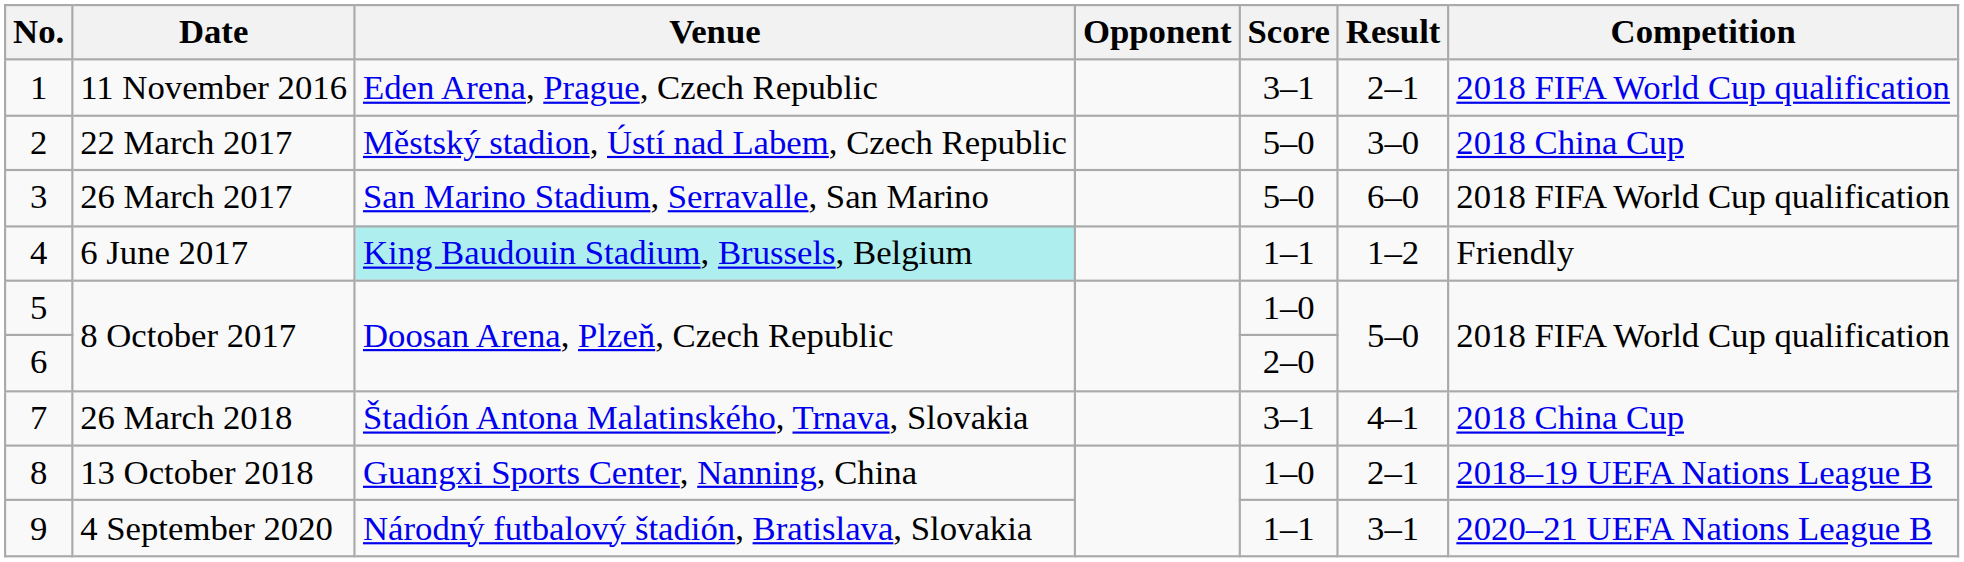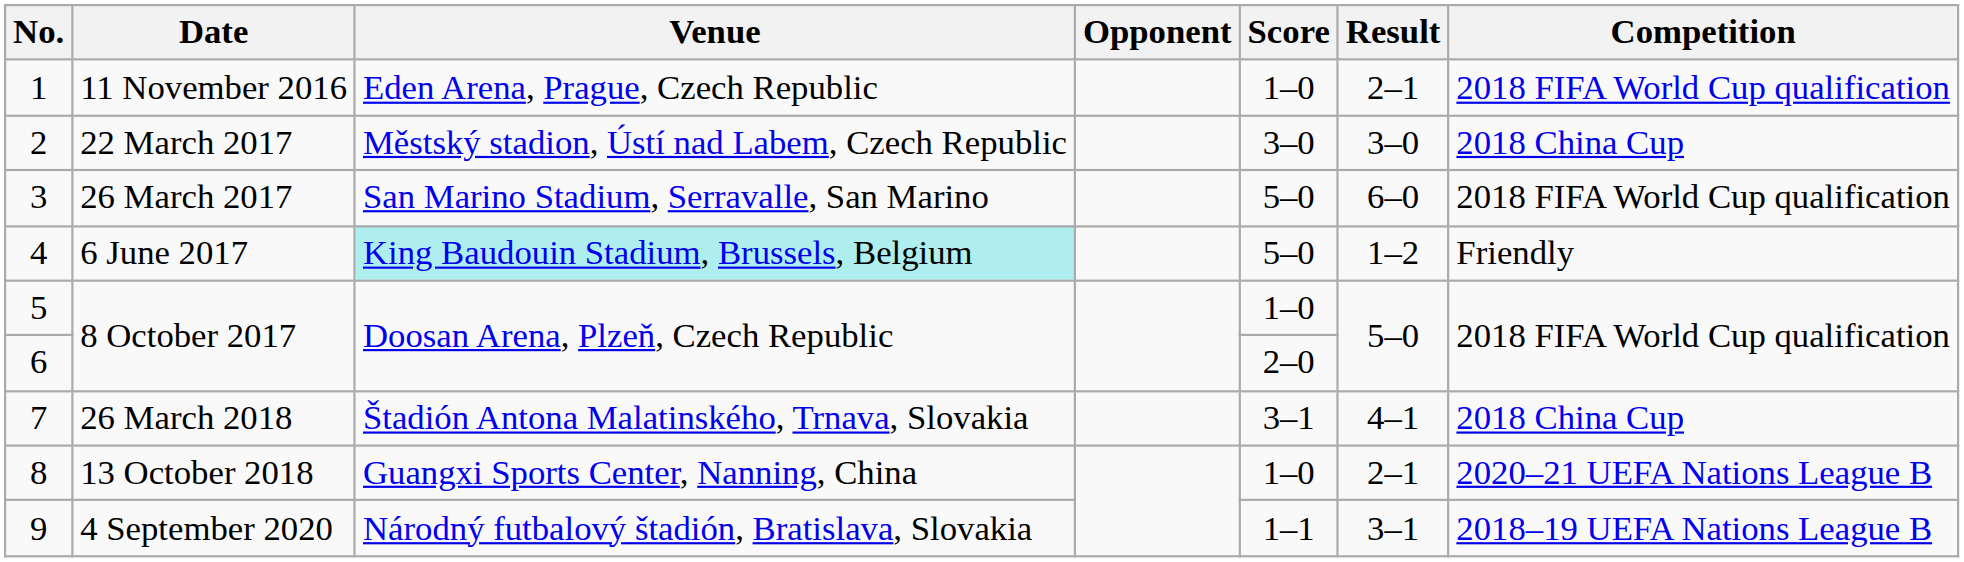(1289, 87) 3–1 -> (1289, 87) 1–0
(1289, 142) 5–0 -> (1289, 142) 3–0
(1289, 252) 1–1 -> (1289, 252) 5–0
(1694, 472) 2018–19 UEFA Nations League B -> (1694, 472) 2020–21 UEFA Nations League B
(1694, 527) 2020–21 UEFA Nations League B -> (1694, 527) 2018–19 UEFA Nations League B
